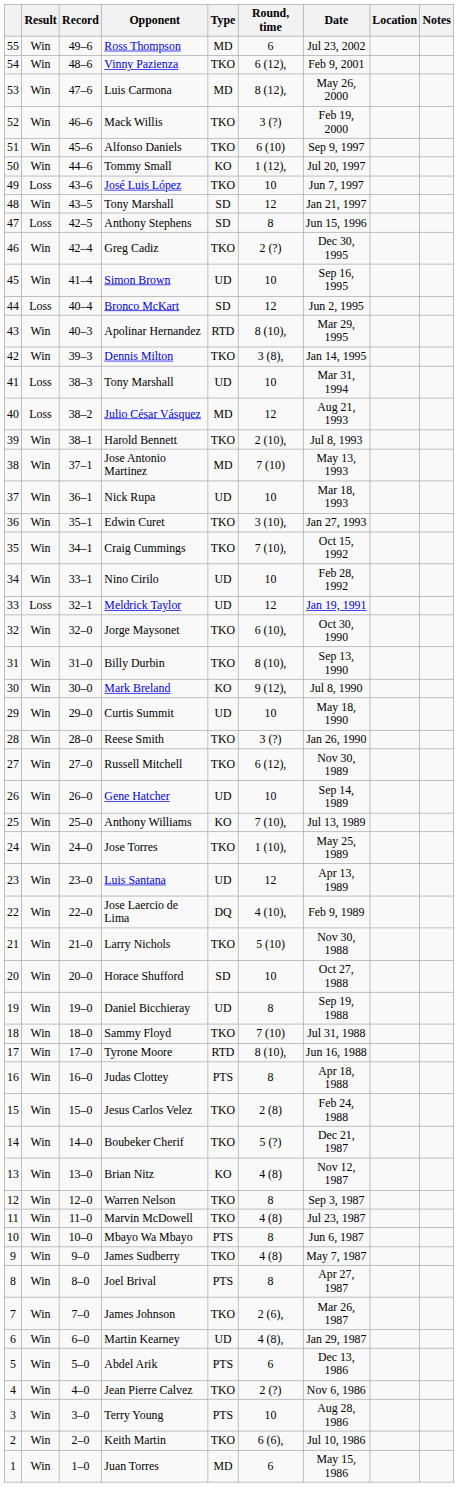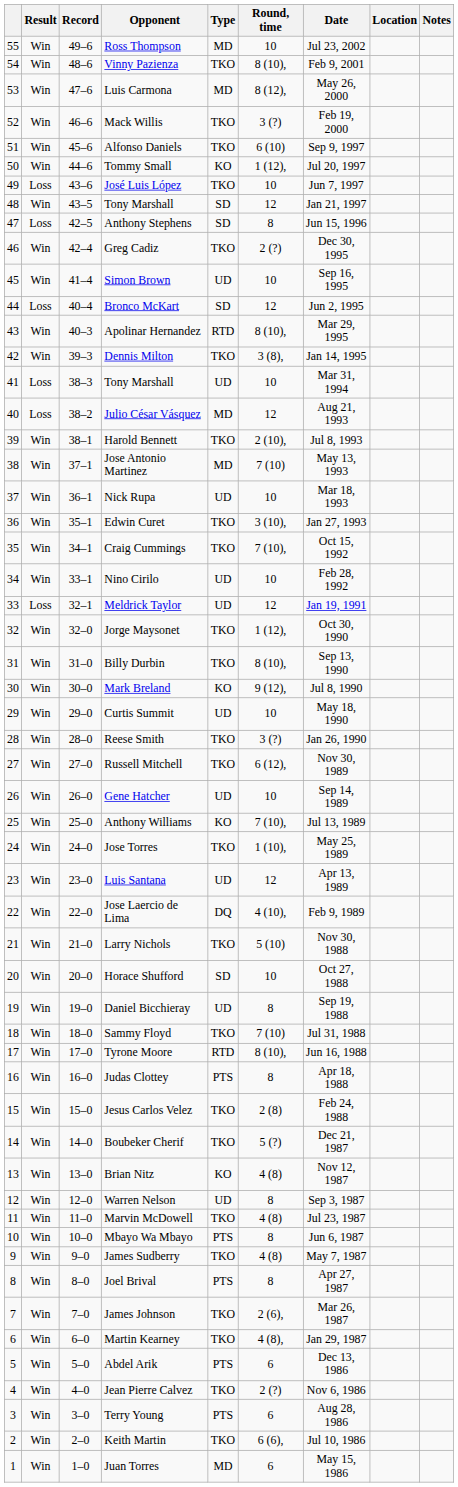(271, 45) 6 -> (271, 45) 10
(271, 64) 6 (12), -> (271, 64) 8 (10),
(271, 631) 6 (10), -> (271, 631) 1 (12),
(223, 1199) TKO -> (223, 1199) UD
(223, 1339) UD -> (223, 1339) TKO
(271, 1415) 10 -> (271, 1415) 6
